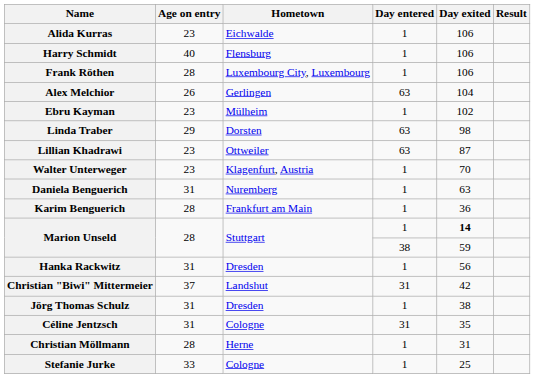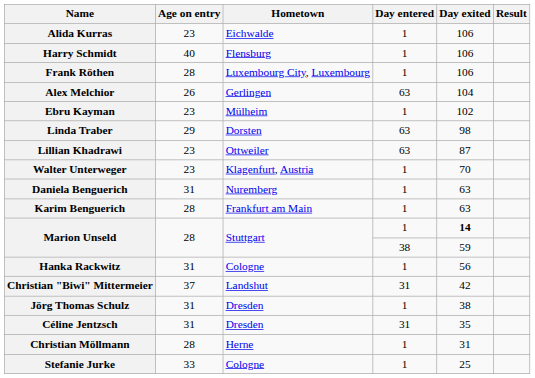(465, 208) 36 -> (465, 208) 63
(245, 266) Dresden -> (245, 266) Cologne
(245, 325) Cologne -> (245, 325) Dresden
